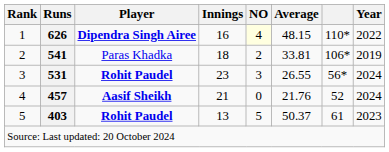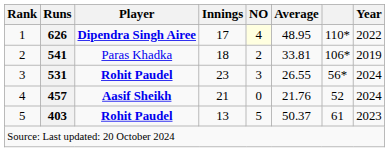(223, 34) 16 -> (223, 34) 17
(296, 34) 48.15 -> (296, 34) 48.95
